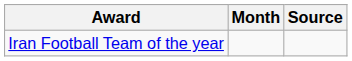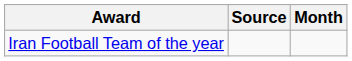columns swapped: (256, 18) <-> (315, 18)
